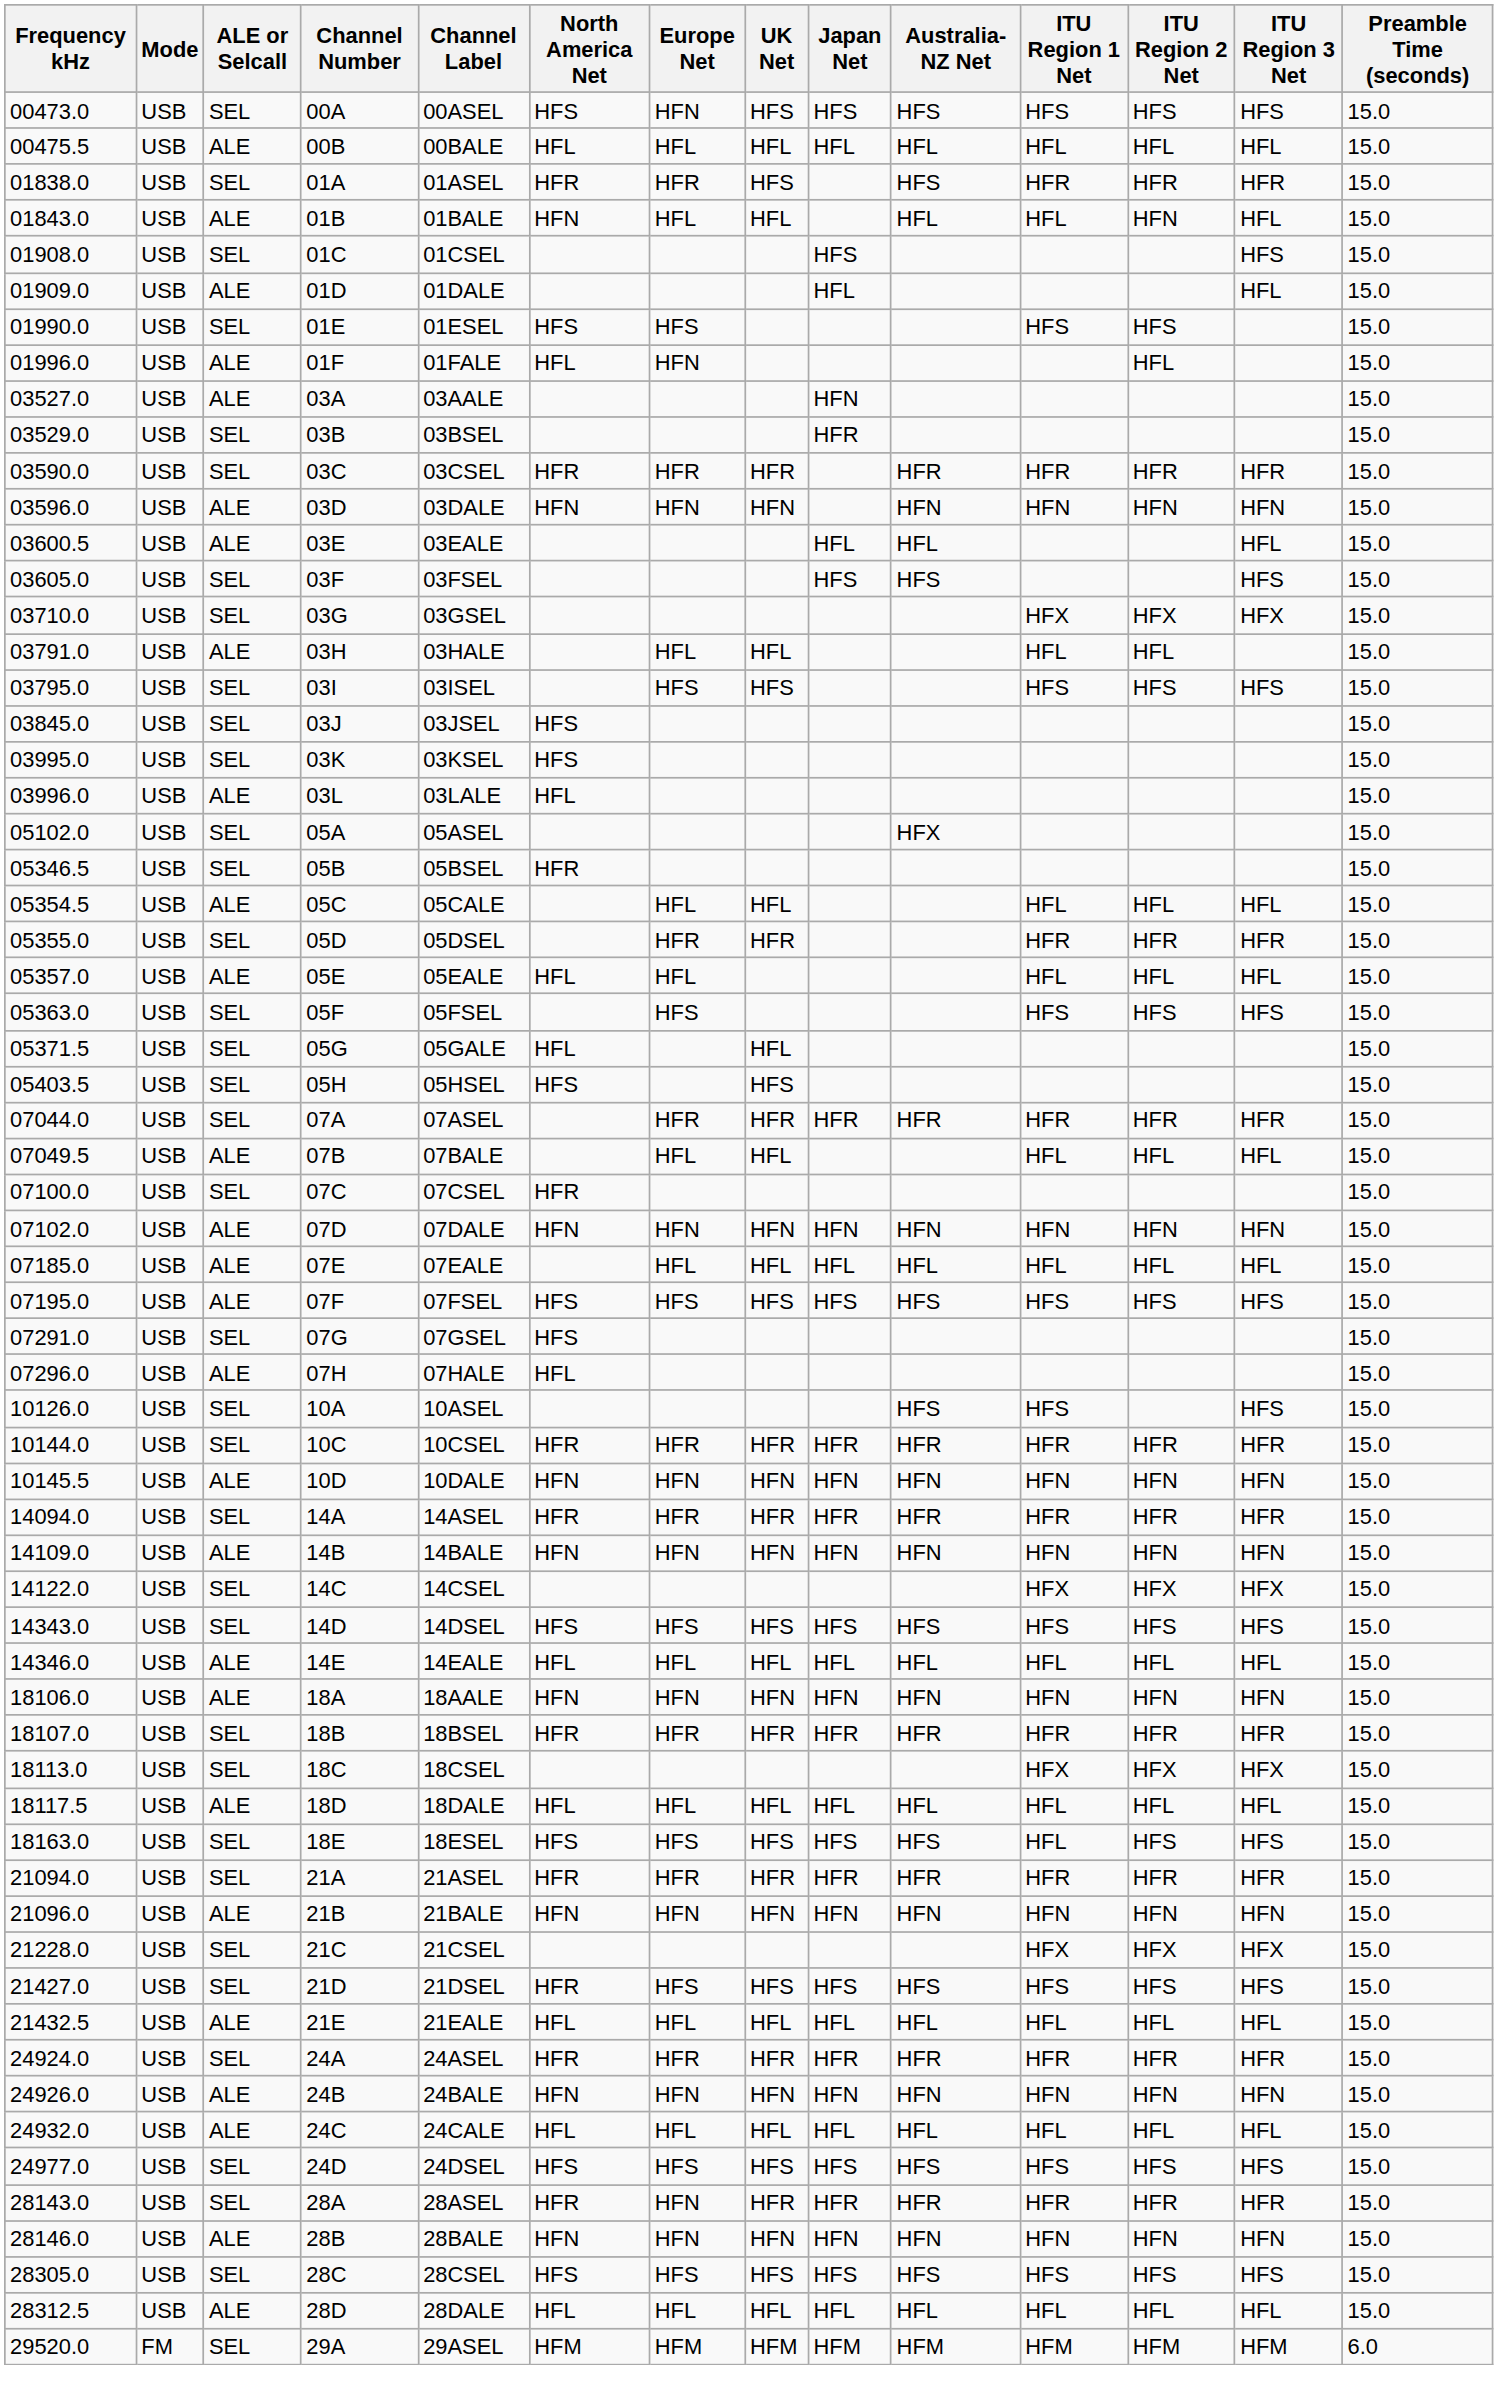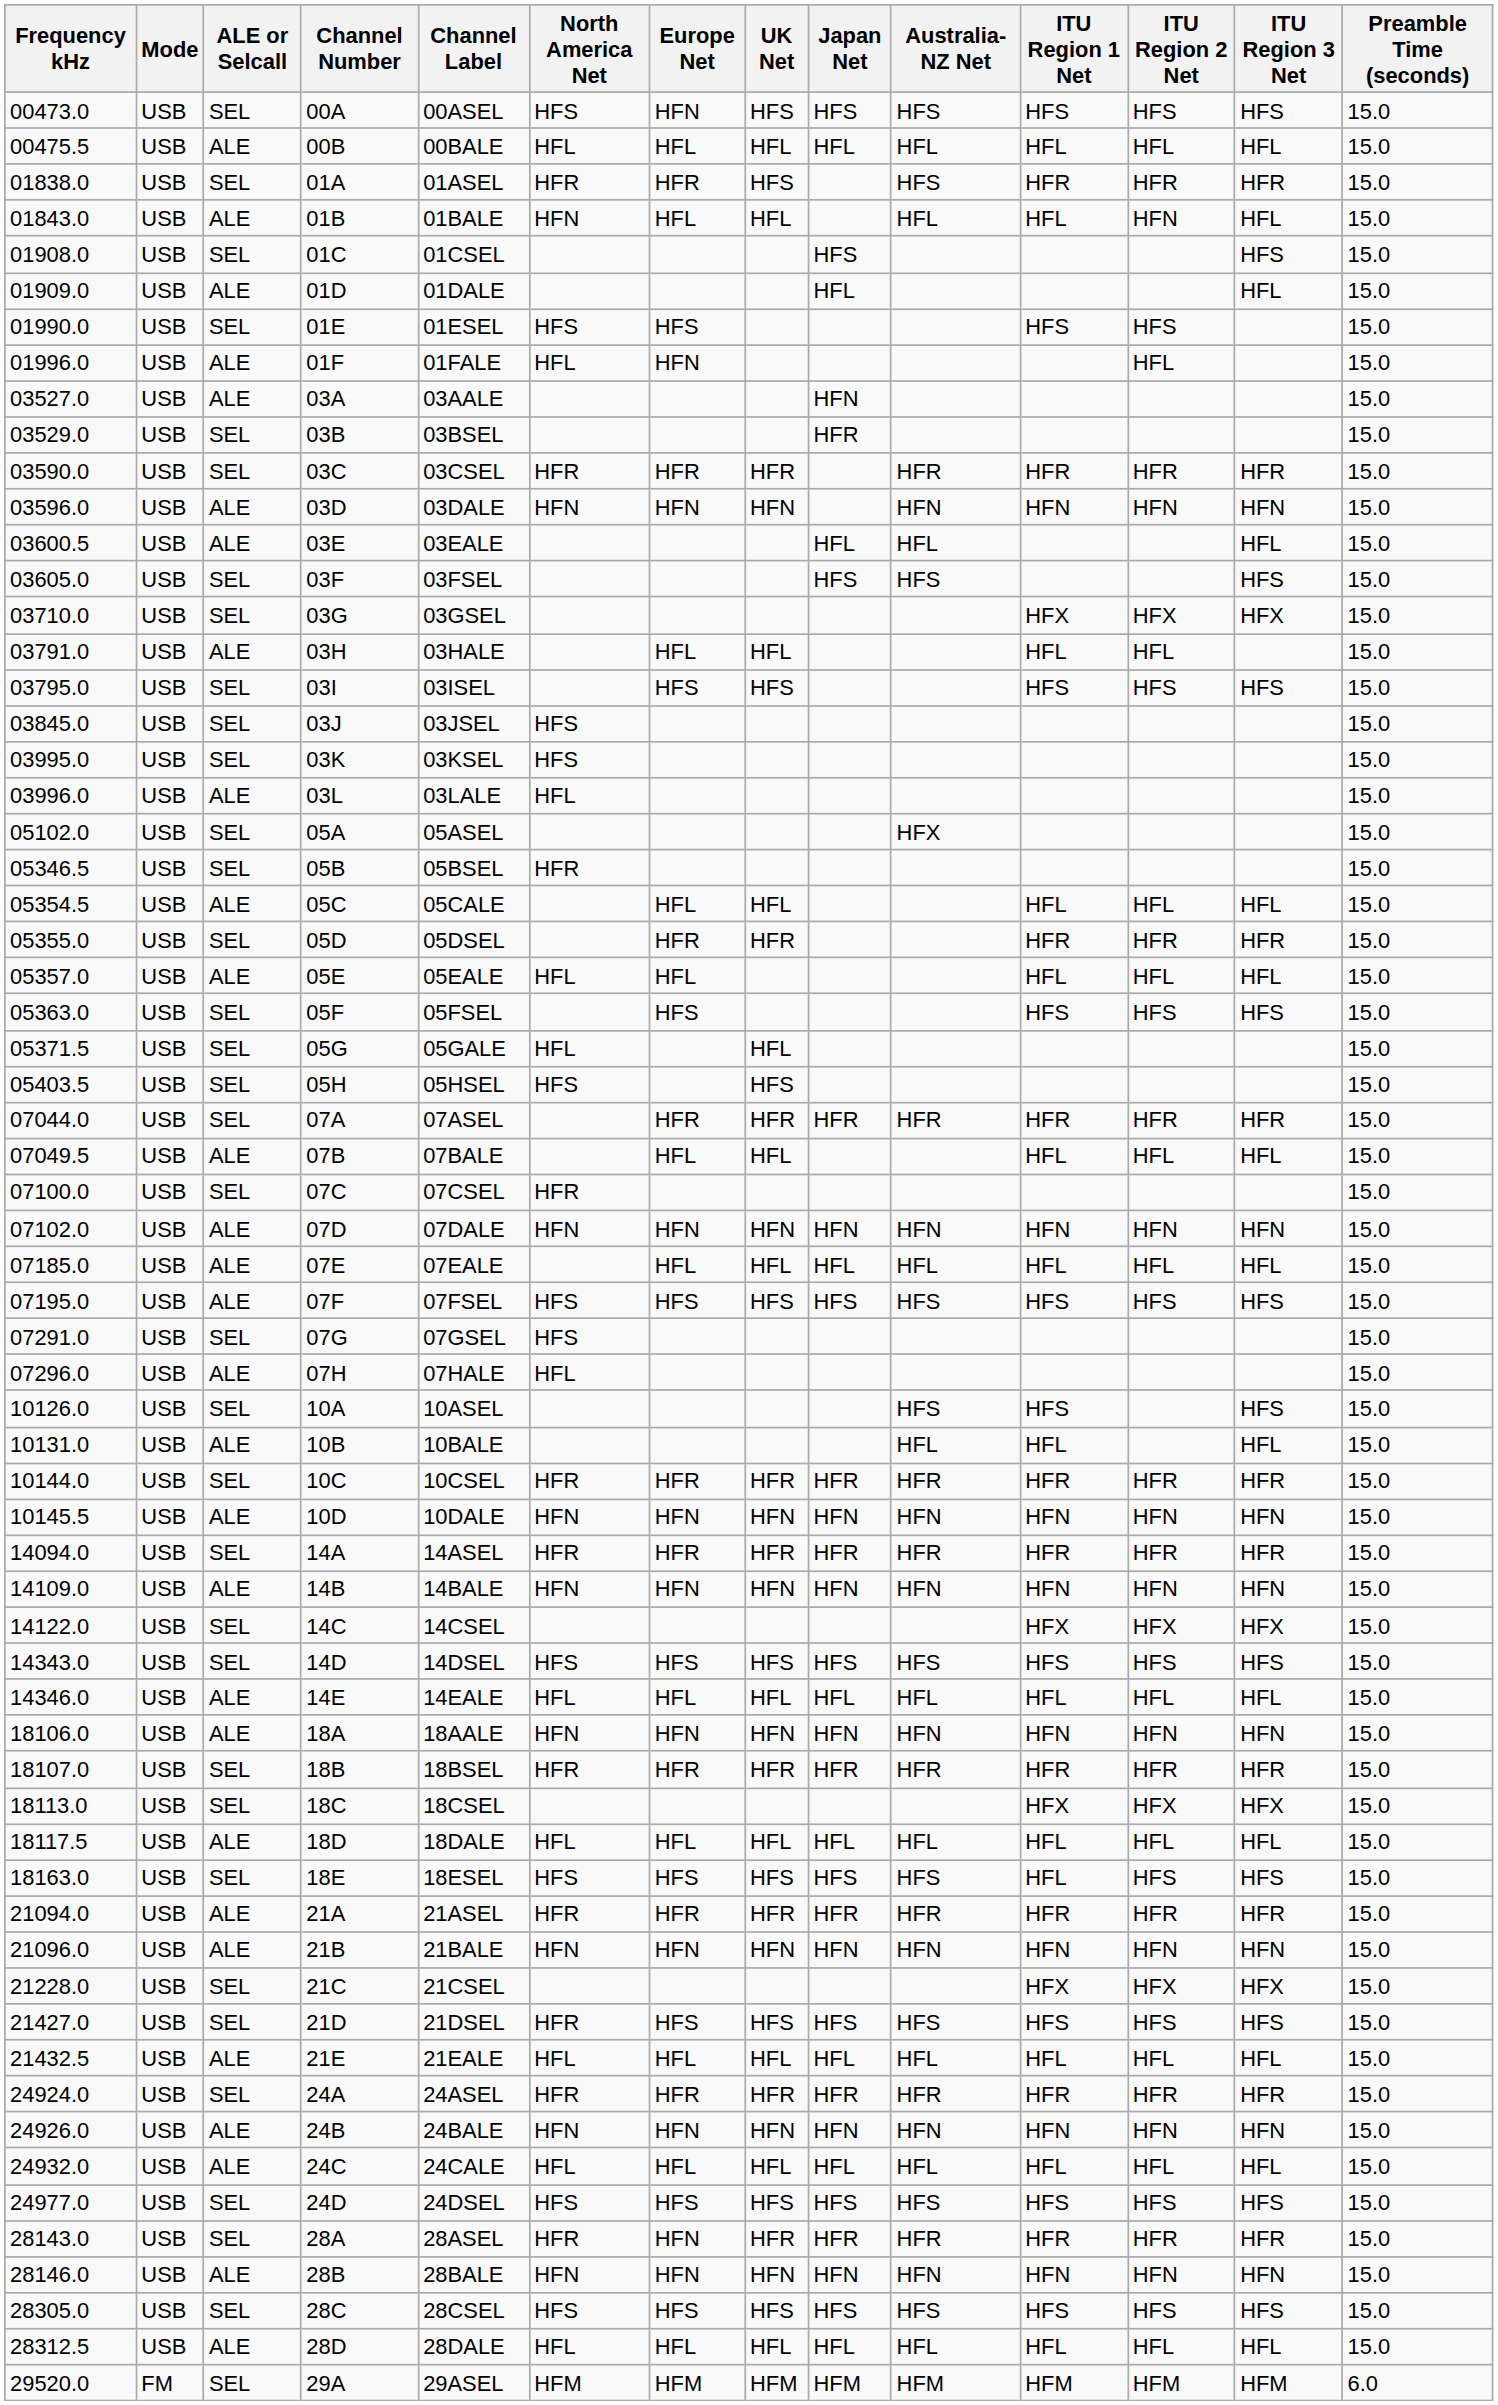+ row: (50, 1445)
(230, 1878) SEL -> (230, 1914) ALE
